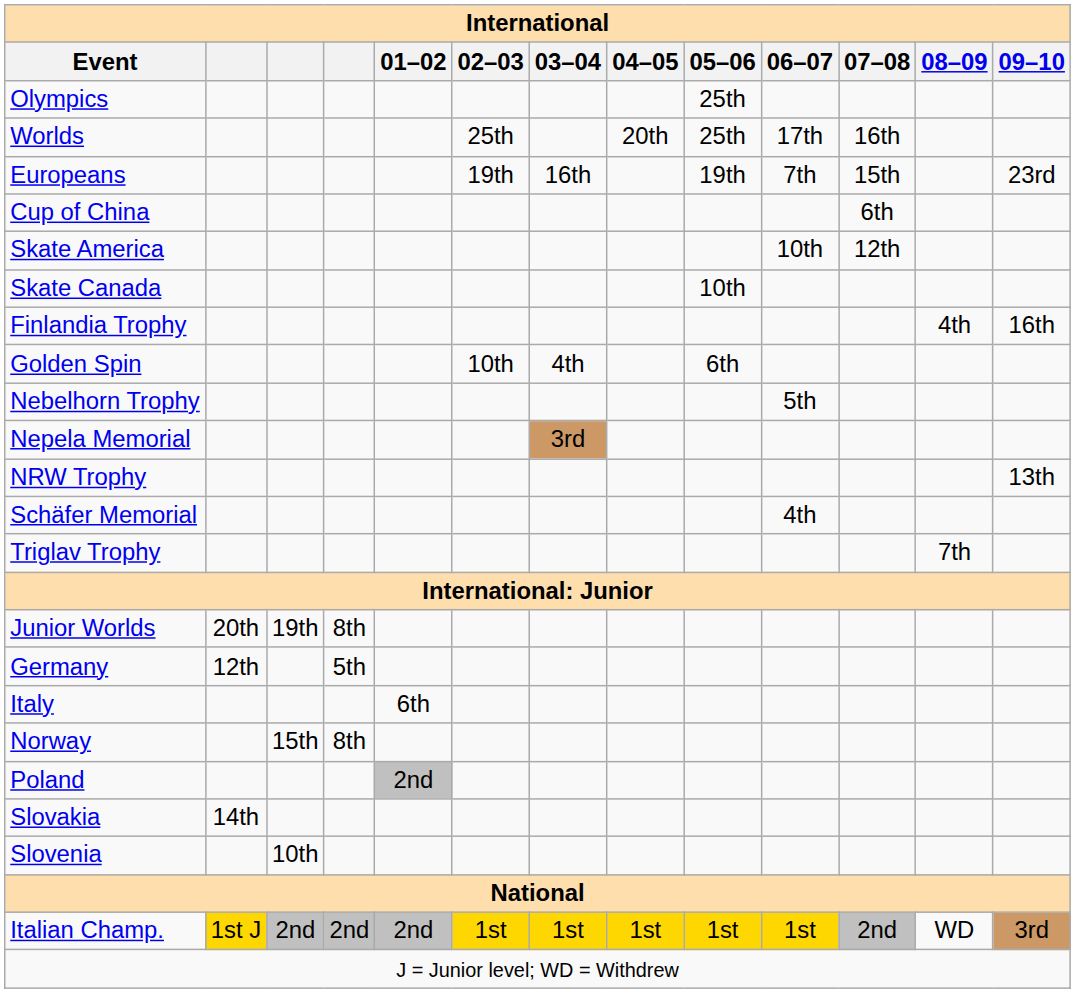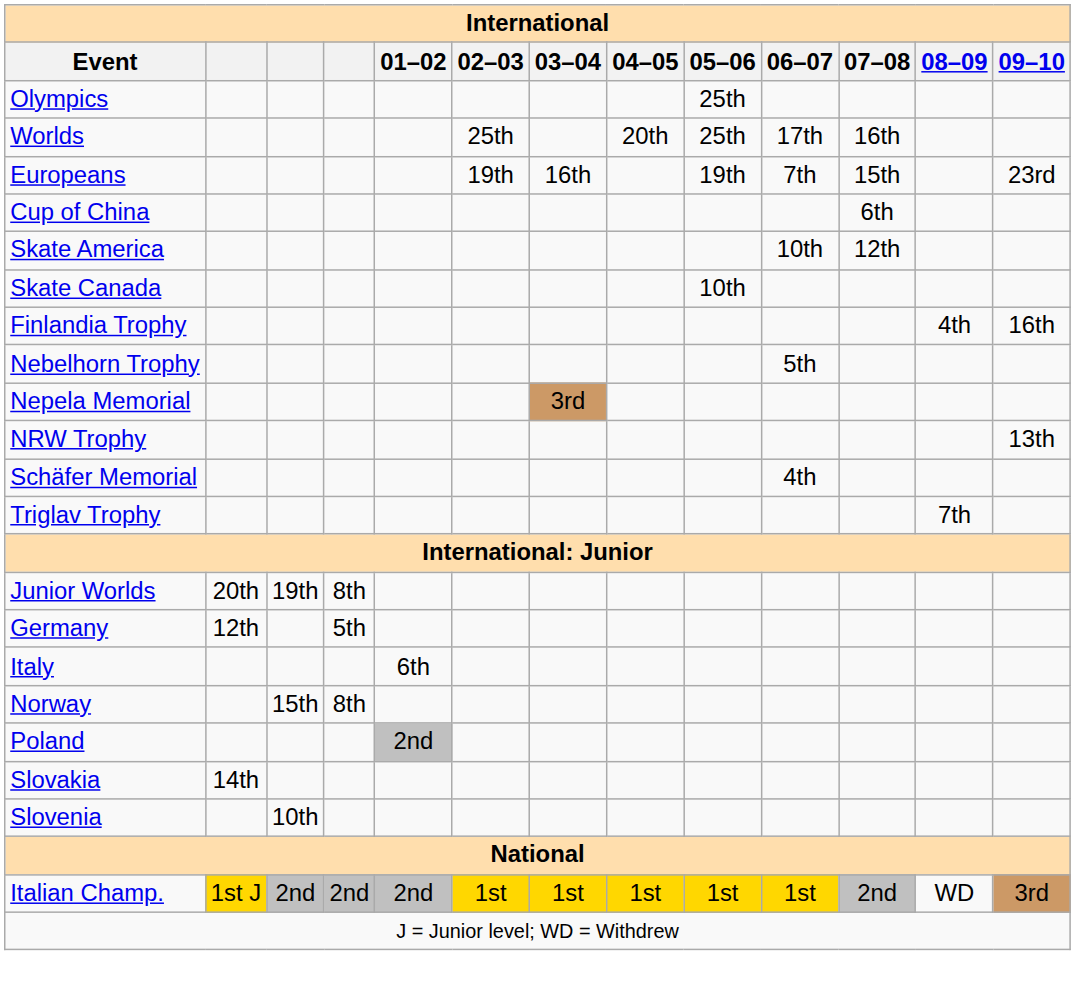- row: (76, 363)
